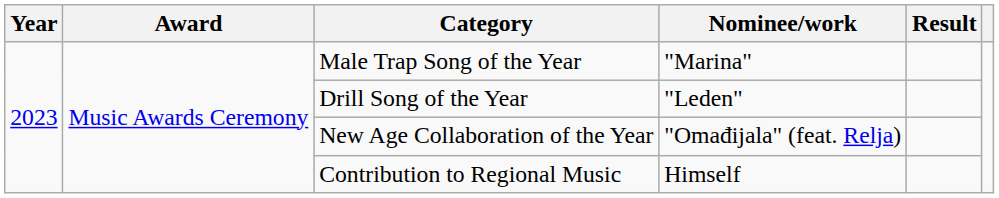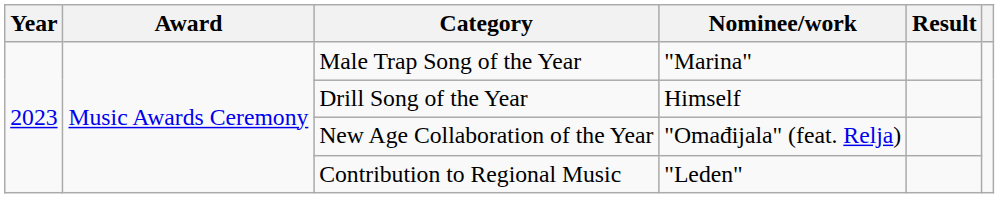(703, 98) "Leden" -> (702, 98) Himself
(702, 173) Himself -> (703, 173) "Leden"
